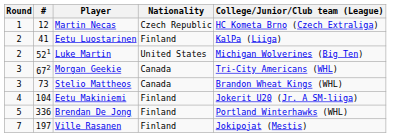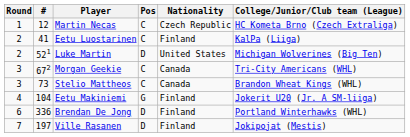+ column: (148, 11)
(19, 112) 5 -> (19, 112) 6
